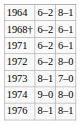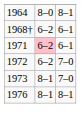(45, 12) 6–2 -> (45, 12) 8–0
(45, 45) no background -> (45, 45) pink background
(66, 62) 8–0 -> (66, 62) 7–0
- row: (17, 95)
